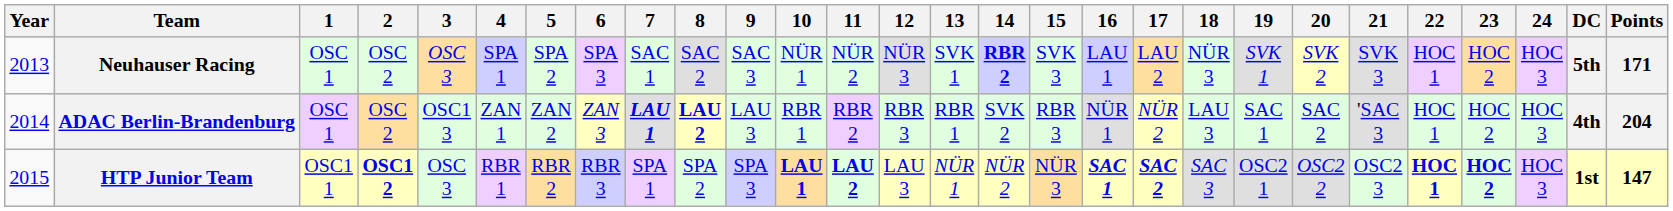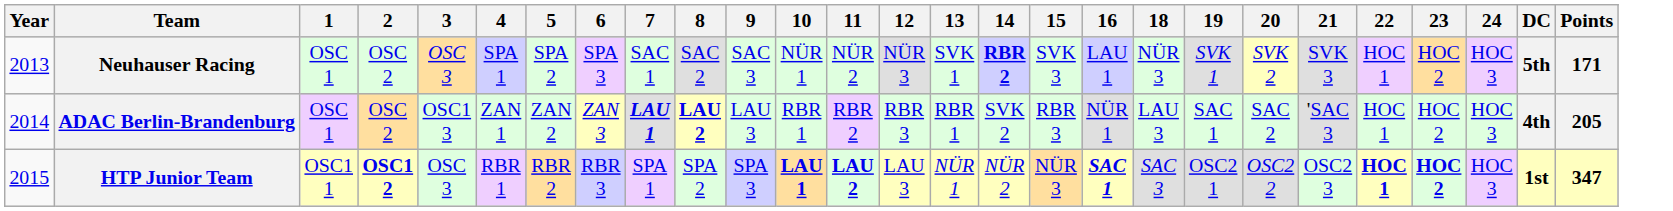- column: (1158, 20)
(1637, 121) 204 -> (1587, 121) 205
(1637, 177) 147 -> (1587, 177) 347
